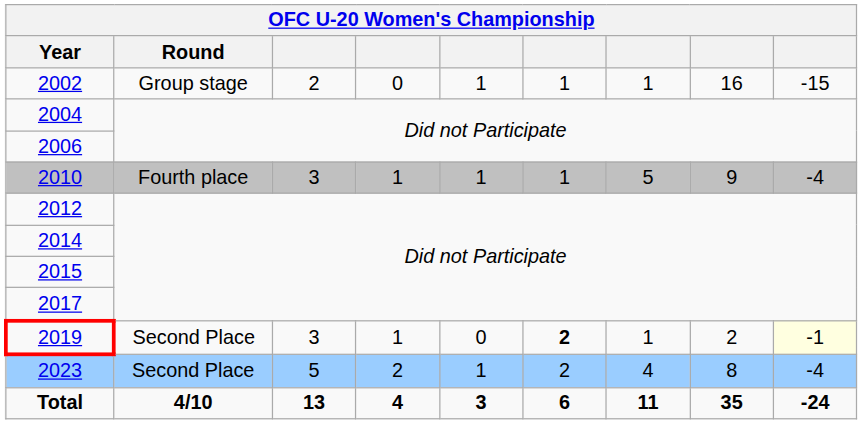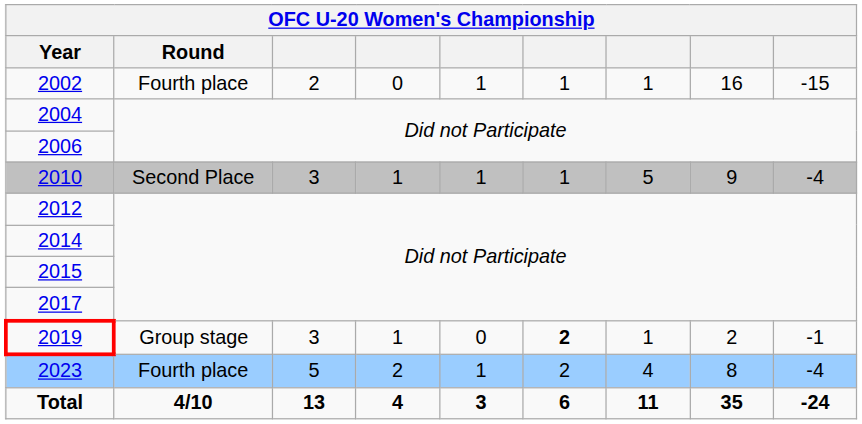(193, 83) Group stage -> (193, 83) Fourth place
(193, 177) Fourth place -> (193, 177) Second Place
(194, 337) Second Place -> (194, 337) Group stage
(815, 337) lightyellow background -> (815, 337) no background
(193, 370) Second Place -> (193, 370) Fourth place
